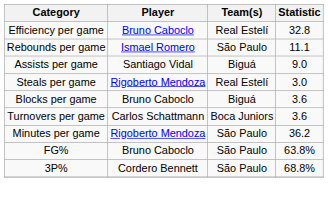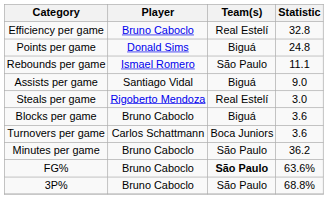+ row: (56, 47)
(158, 133) Rigoberto Mendoza -> (158, 151) Bruno Caboclo
(242, 151) normal -> (242, 168) bold
(300, 151) 63.8% -> (300, 168) 63.6%
(158, 168) Cordero Bennett -> (158, 185) Bruno Caboclo
